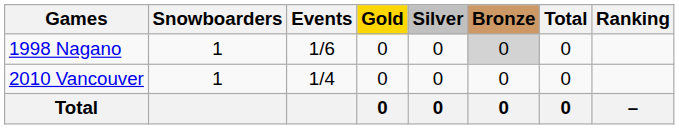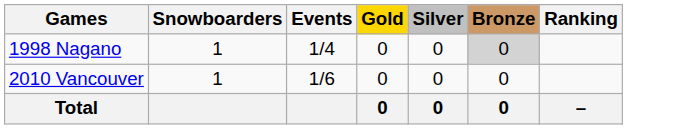- column: (566, 19)
(322, 49) 1/6 -> (322, 49) 1/4
(322, 78) 1/4 -> (322, 78) 1/6
